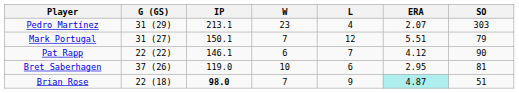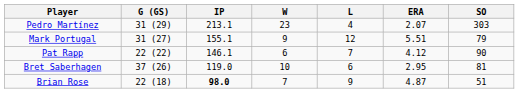(219, 39) 150.1 -> (219, 39) 155.1
(285, 39) 7 -> (285, 39) 9
(416, 81) paleturquoise background -> (416, 81) no background
